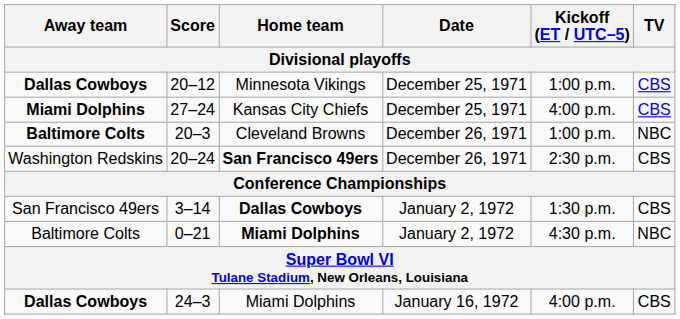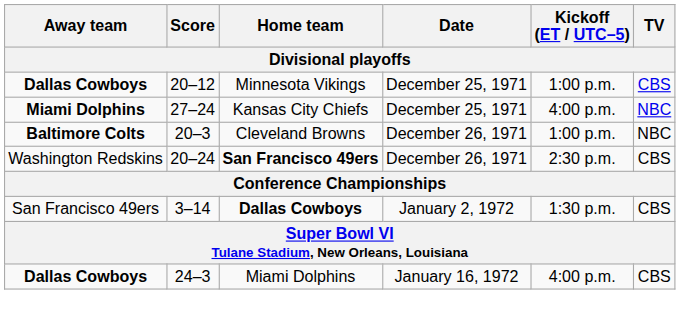(654, 109) CBS -> (654, 109) NBC
- row: (193, 234)
